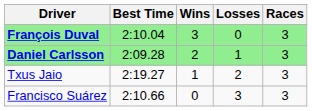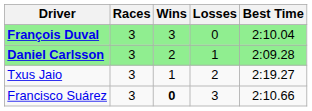columns swapped: (285, 14) <-> (143, 14)
(195, 95) normal -> (172, 95) bold
